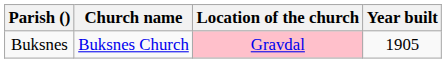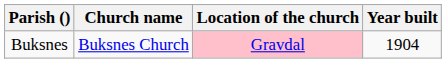(402, 44) 1905 -> (402, 44) 1904
